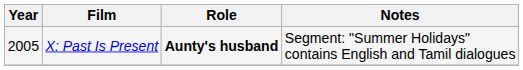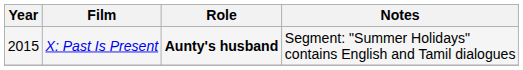(23, 45) 2005 -> (23, 45) 2015
